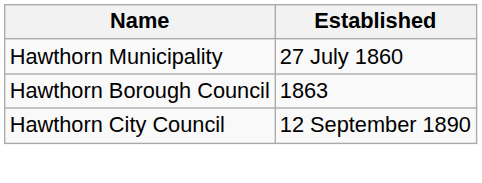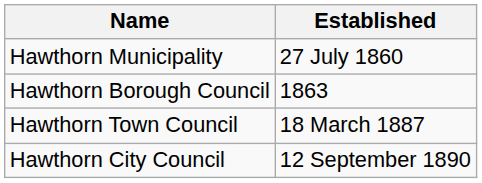+ row: (124, 125)
